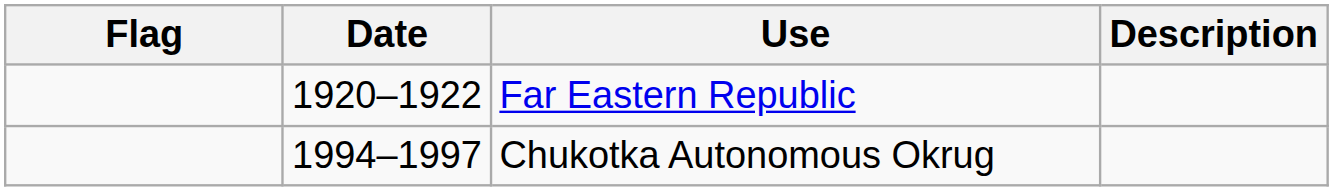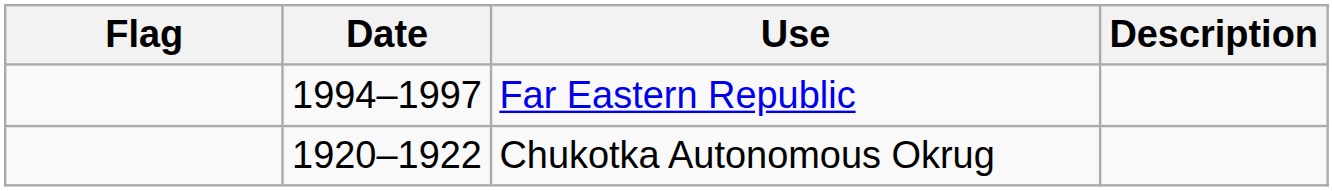(387, 94) 1920–1922 -> (387, 94) 1994–1997
(387, 154) 1994–1997 -> (387, 154) 1920–1922
